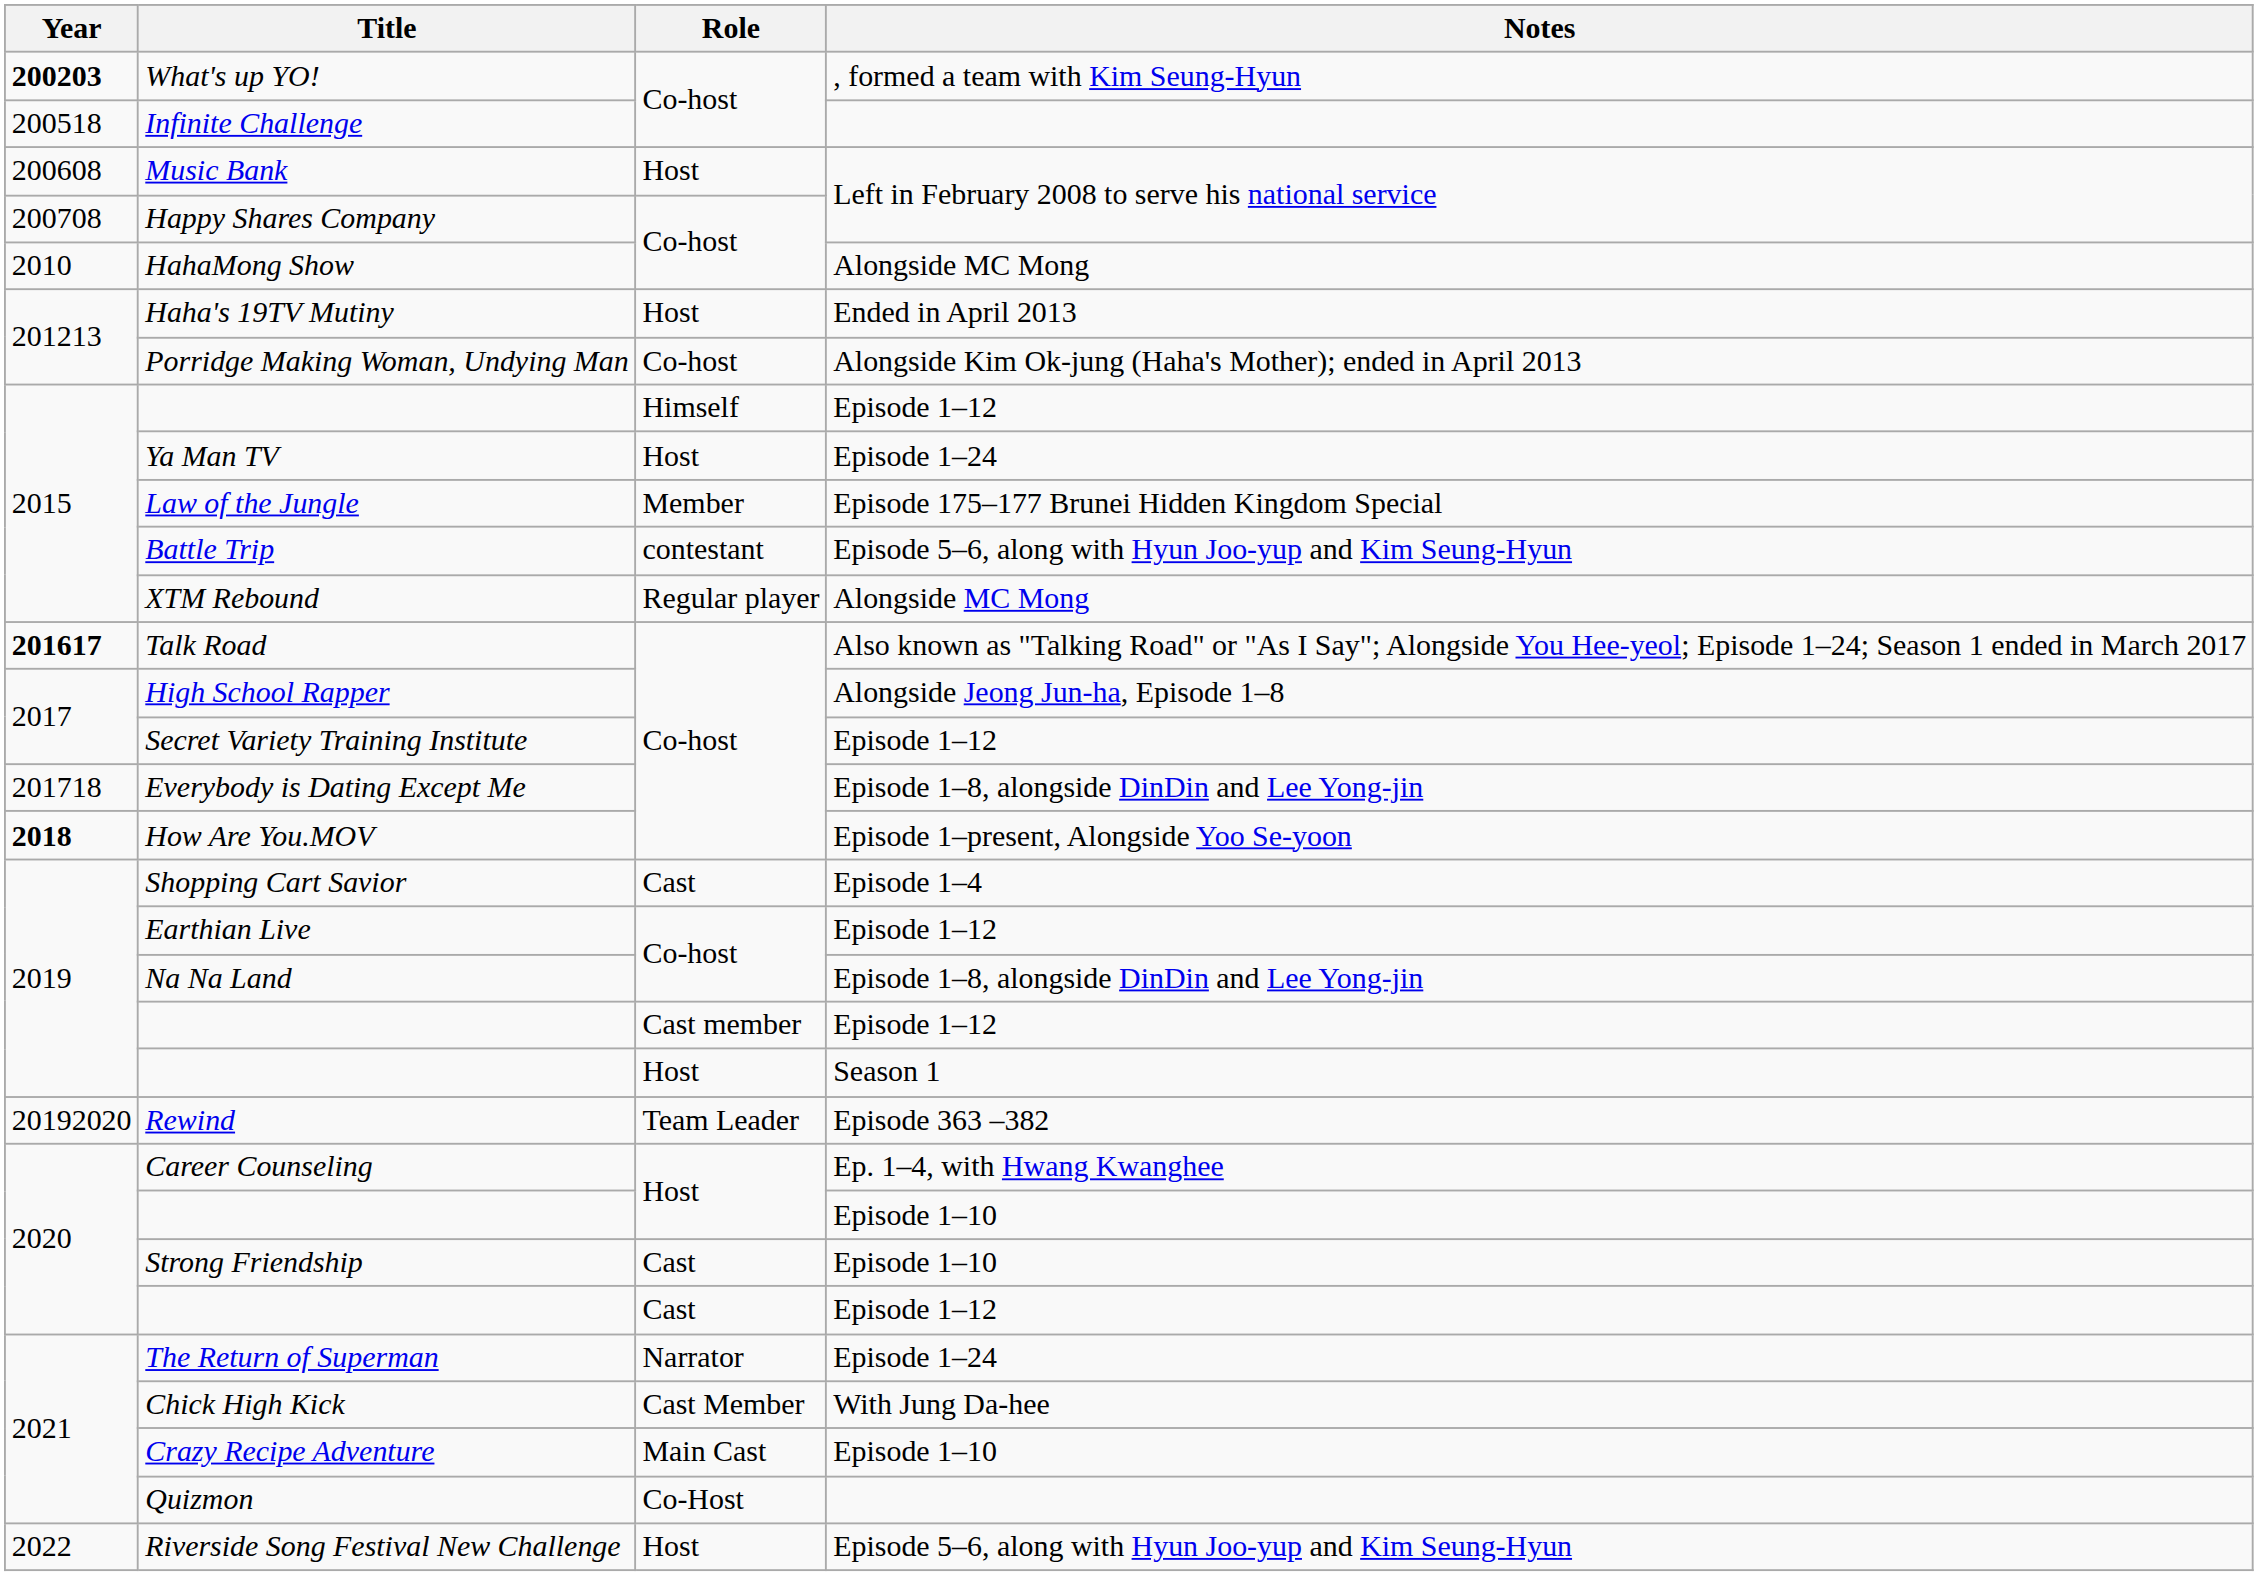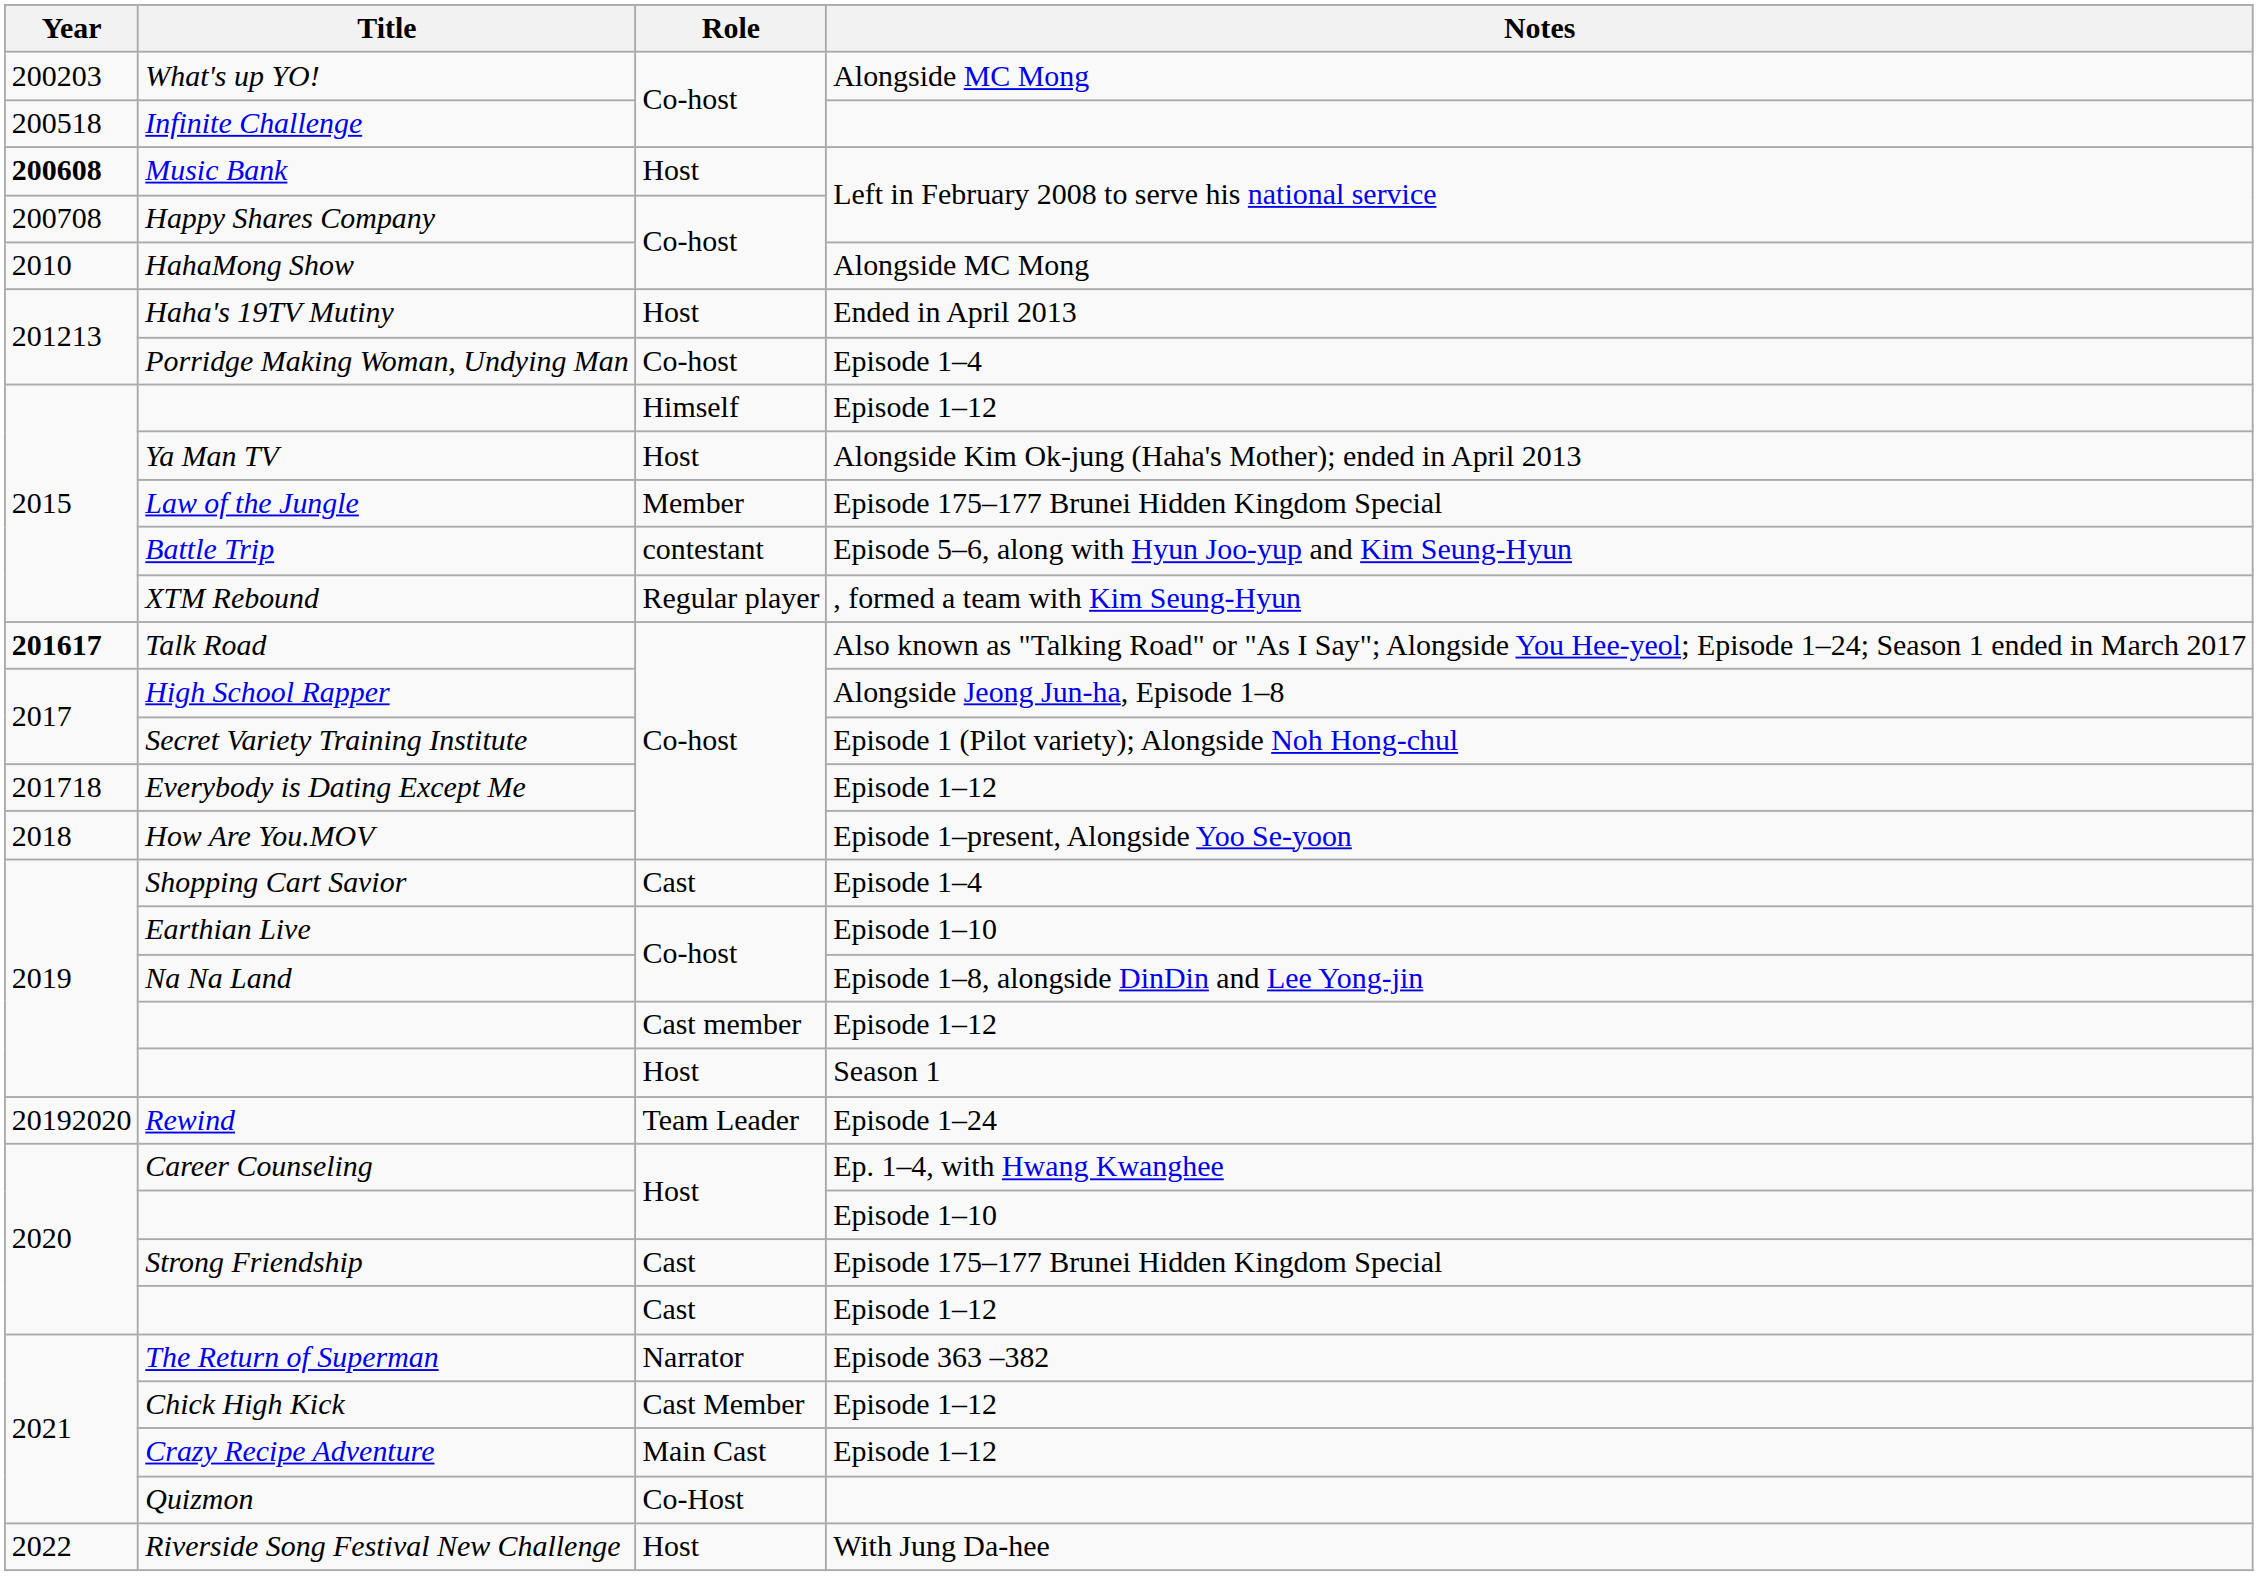(57, 75) bold -> (57, 75) normal
(1067, 75) , formed a team with Kim Seung-Hyun -> (961, 75) Alongside MC Mong
(57, 170) normal -> (57, 170) bold
(1207, 360) Alongside Kim Ok-jung (Haha's Mother); ended in April 2013 -> (908, 360) Episode 1–4
(915, 455) Episode 1–24 -> (1207, 455) Alongside Kim Ok-jung (Haha's Mother); ended in April 2013
(961, 597) Alongside MC Mong -> (1067, 597) , formed a team with Kim Seung-Hyun
(915, 739) Episode 1–12 -> (1146, 739) Episode 1 (Pilot variety); Alongside Noh Hong-chul
(1128, 787) Episode 1–8, alongside DinDin and Lee Yong-jin -> (915, 787) Episode 1–12
(42, 834) bold -> (42, 834) normal
(915, 929) Episode 1–12 -> (915, 929) Episode 1–10
(941, 1119) Episode 363 –382 -> (915, 1119) Episode 1–24
(915, 1261) Episode 1–10 -> (1138, 1261) Episode 175–177 Brunei Hidden Kingdom Special
(915, 1356) Episode 1–24 -> (941, 1356) Episode 363 –382
(941, 1404) With Jung Da-hee -> (915, 1404) Episode 1–12
(915, 1451) Episode 1–10 -> (915, 1451) Episode 1–12
(1203, 1546) Episode 5–6, along with Hyun Joo-yup and Kim Seung-Hyun -> (941, 1546) With Jung Da-hee
